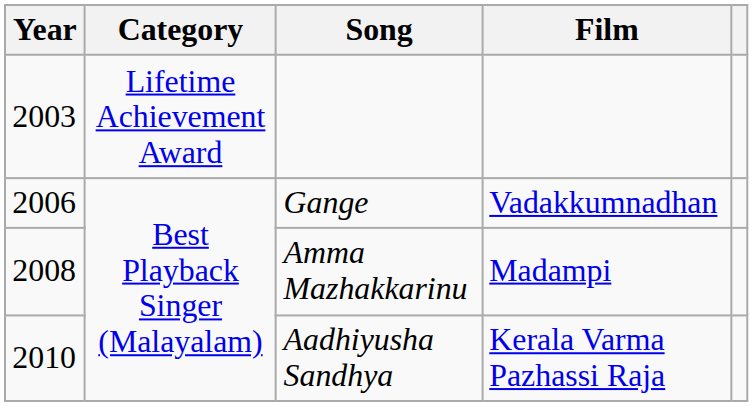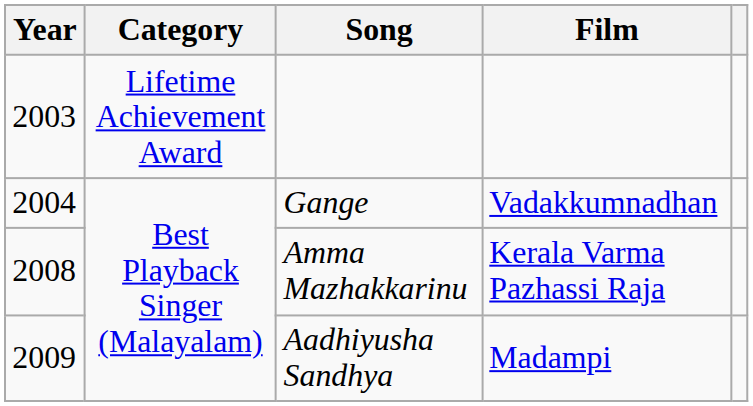(44, 202) 2006 -> (44, 202) 2004
(550, 270) Madampi -> (577, 270) Kerala Varma Pazhassi Raja
(44, 357) 2010 -> (44, 357) 2009
(577, 357) Kerala Varma Pazhassi Raja -> (550, 357) Madampi
